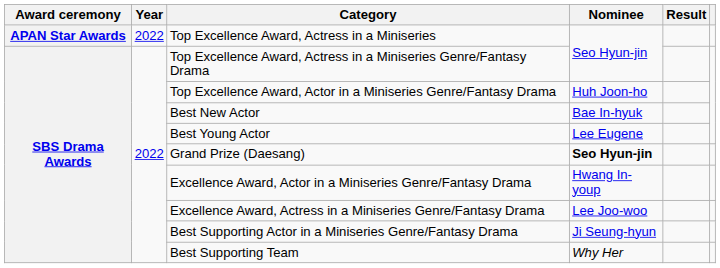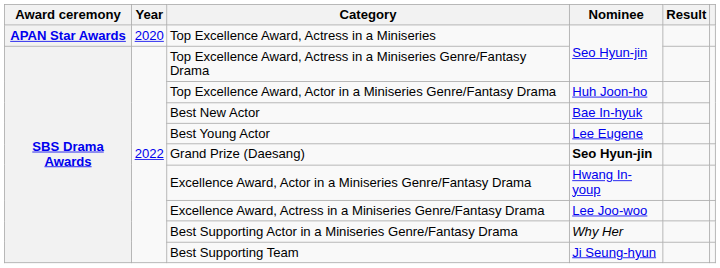(149, 35) 2022 -> (149, 35) 2020
(614, 231) Ji Seung-hyun -> (598, 231) Why Her
(598, 252) Why Her -> (614, 252) Ji Seung-hyun
